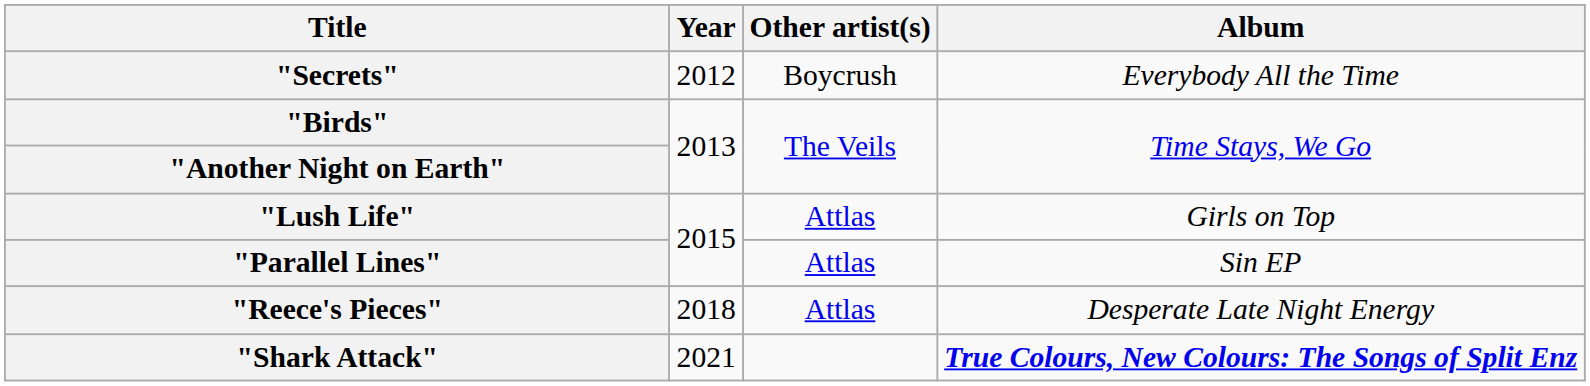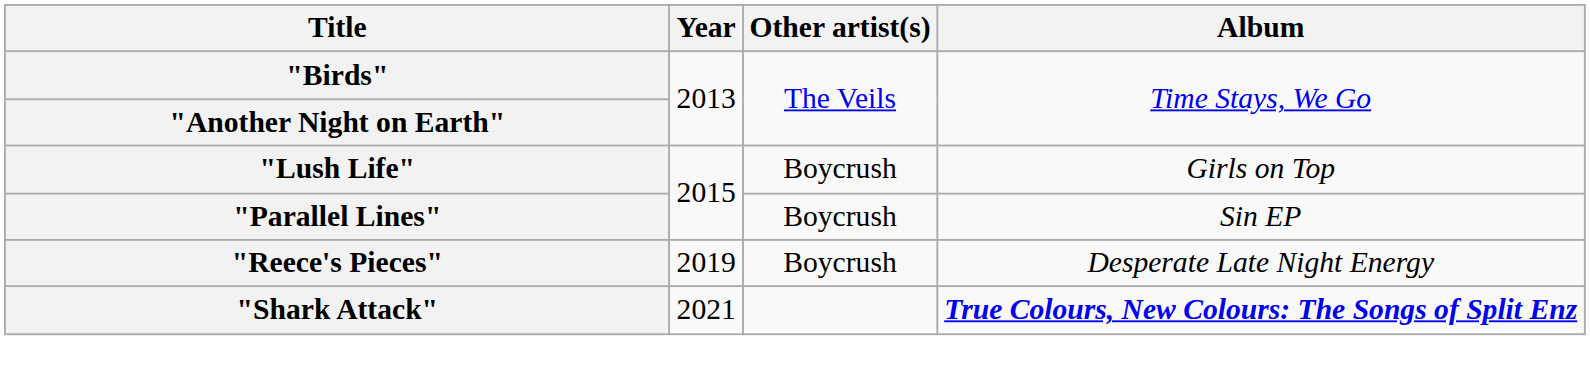- row: (337, 74)
(840, 215) Attlas -> (840, 168) Boycrush
(840, 262) Attlas -> (840, 215) Boycrush
(706, 309) 2018 -> (706, 262) 2019
(840, 309) Attlas -> (840, 262) Boycrush
